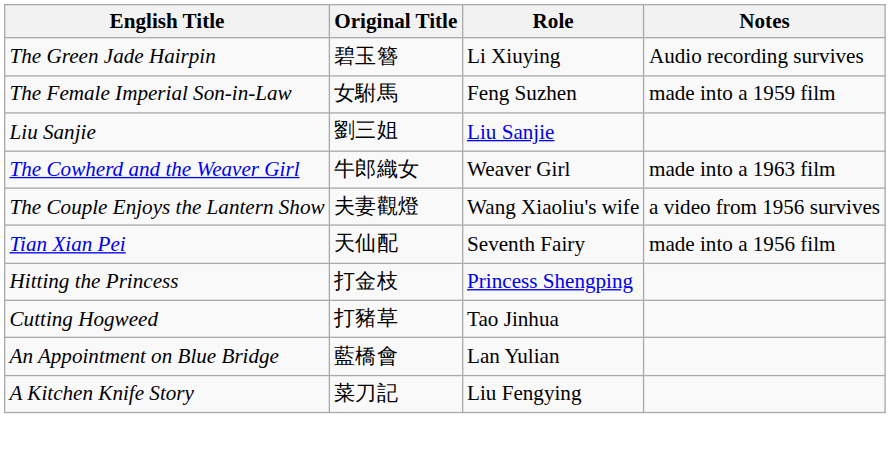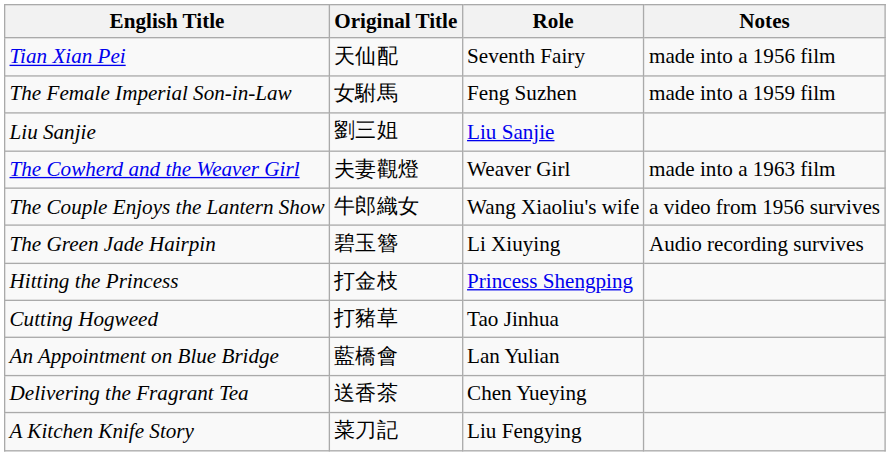rows swapped: (68, 243) <-> (113, 56)
(377, 168) 牛郎織女 -> (377, 168) 夫妻觀燈
(377, 205) 夫妻觀燈 -> (377, 205) 牛郎織女
+ row: (129, 393)
